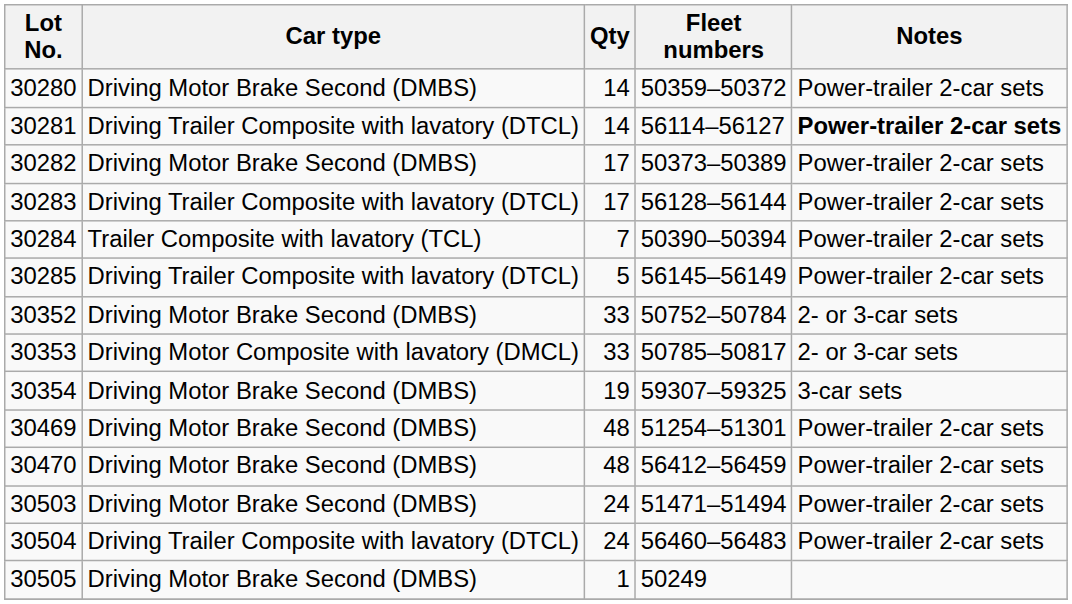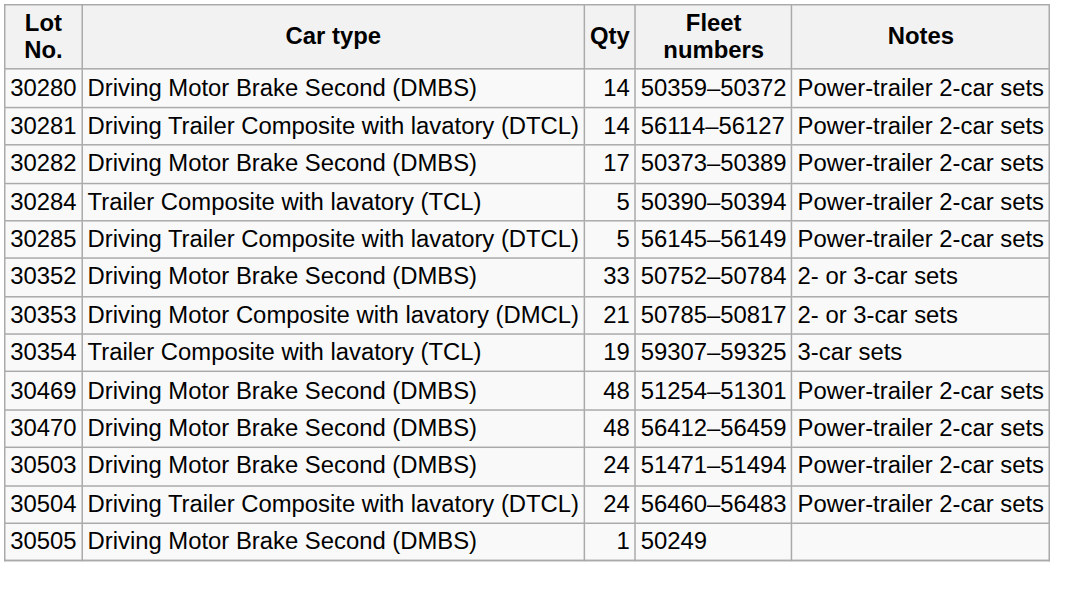(929, 125) bold -> (921, 125) normal
- row: (43, 201)
(623, 239) 7 -> (623, 201) 5
(616, 352) 33 -> (616, 314) 21
(282, 390) Driving Motor Brake Second (DMBS) -> (284, 352) Trailer Composite with lavatory (TCL)
